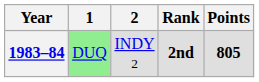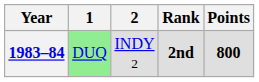(229, 53) 805 -> (229, 53) 800
